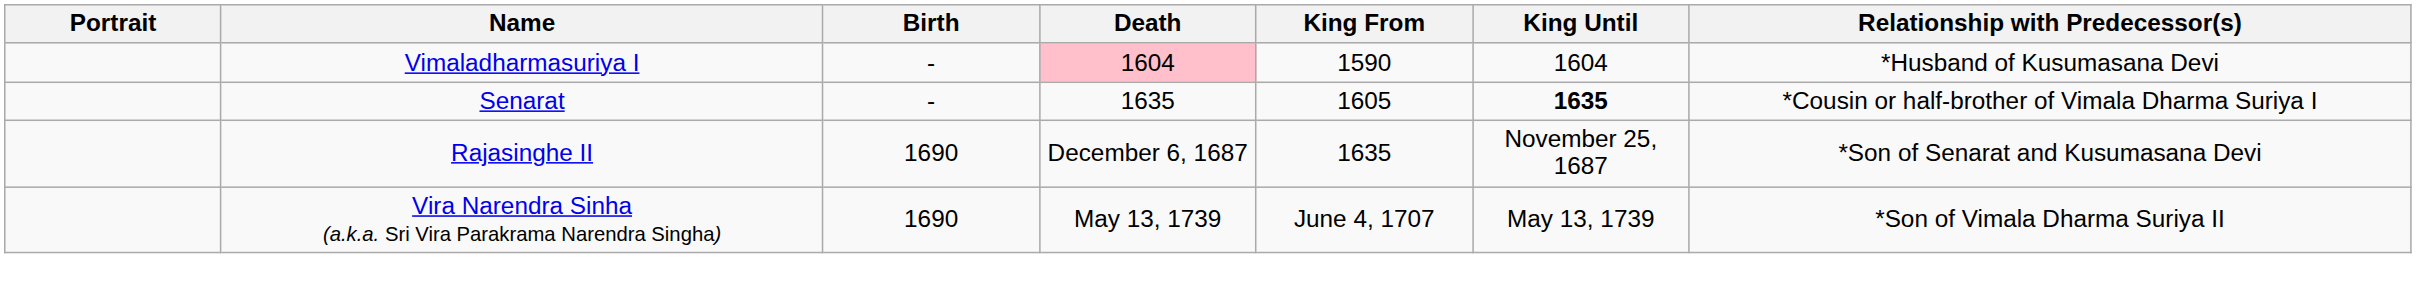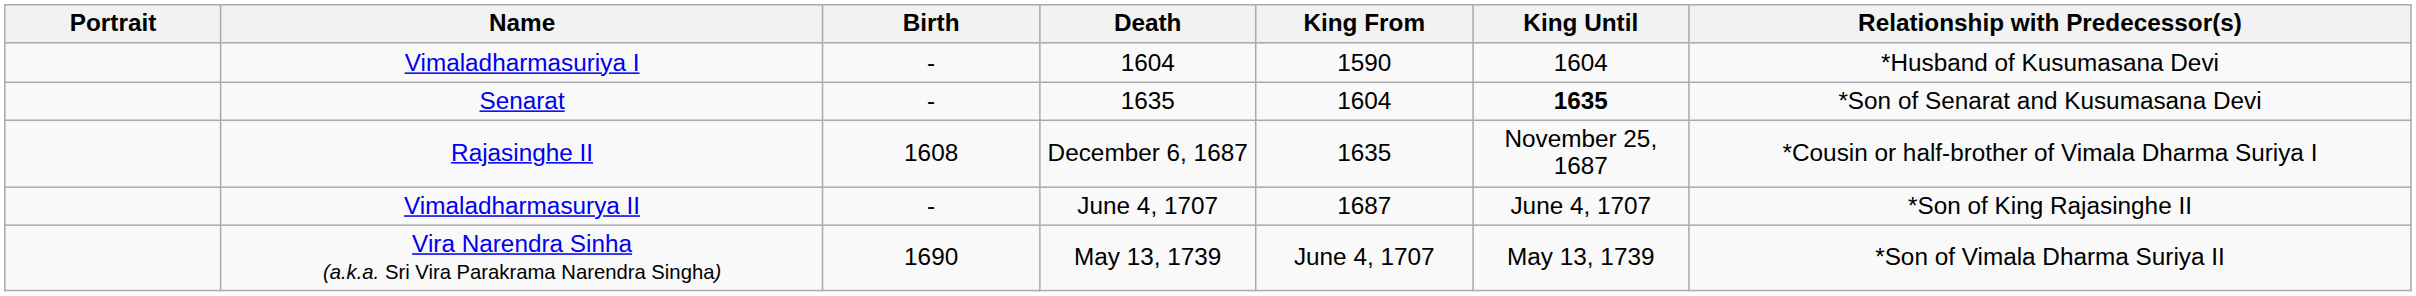(1148, 62) pink background -> (1148, 62) no background
(1364, 100) 1605 -> (1364, 100) 1604
(2050, 100) *Cousin or half-brother of Vimala Dharma Suriya I -> (2050, 100) *Son of Senarat and Kusumasana Devi
(931, 153) 1690 -> (931, 153) 1608
(2050, 153) *Son of Senarat and Kusumasana Devi -> (2050, 153) *Cousin or half-brother of Vimala Dharma Suriya I
+ row: (522, 205)
